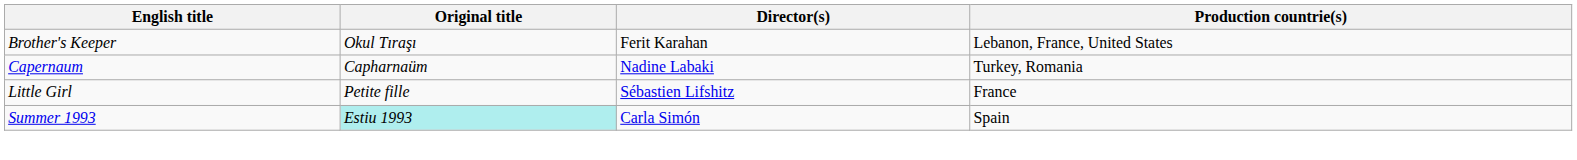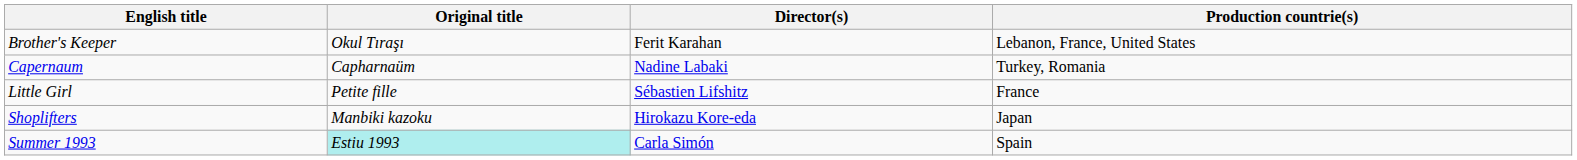+ row: (42, 117)
